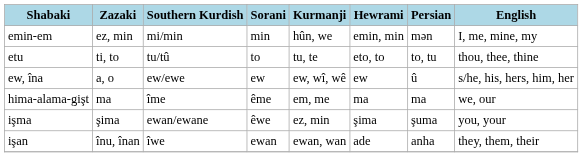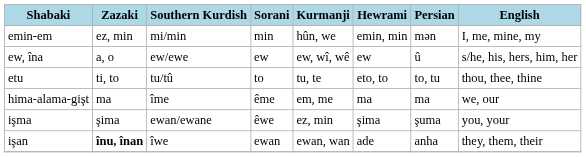rows swapped: (16, 57) <-> (26, 78)
(118, 141) normal -> (120, 141) bold
